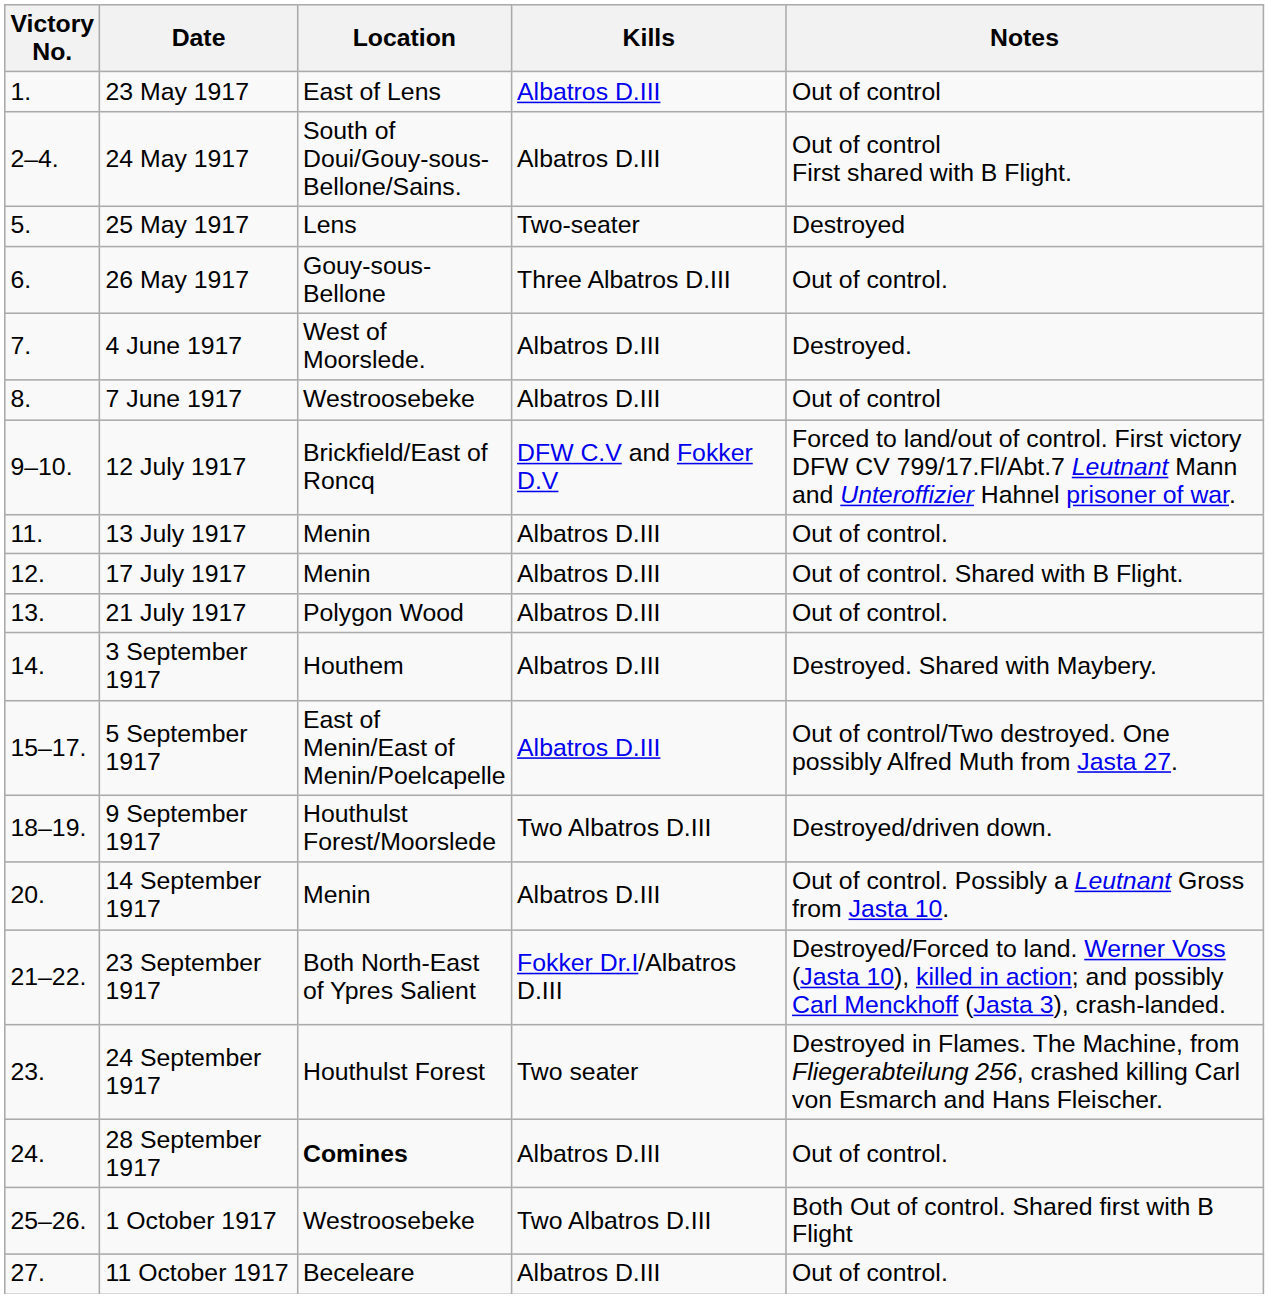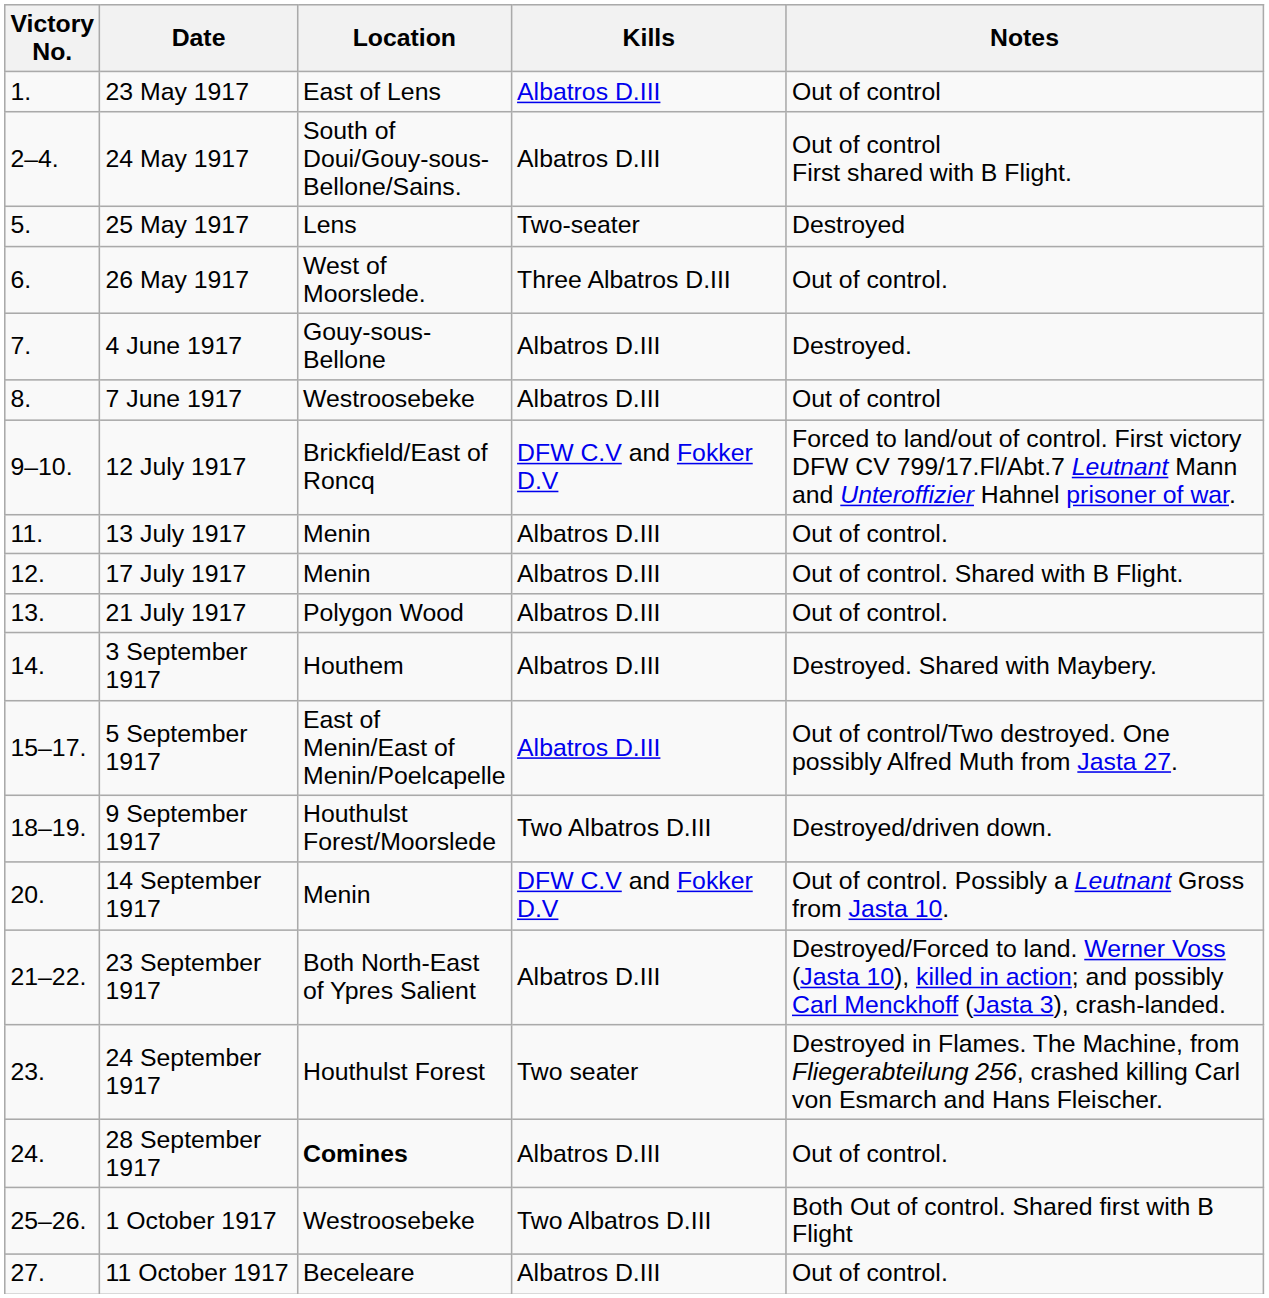(367, 279) Gouy-sous-Bellone -> (364, 279) West of Moorslede.
(364, 346) West of Moorslede. -> (367, 346) Gouy-sous-Bellone
(589, 895) Albatros D.III -> (635, 895) DFW C.V and Fokker D.V
(627, 976) Fokker Dr.I/Albatros D.III -> (589, 976) Albatros D.III
